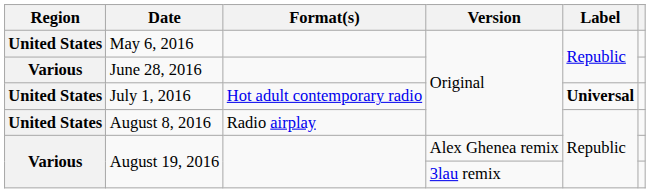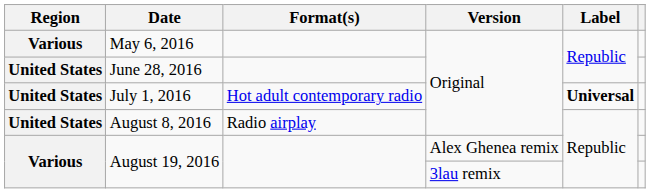(55, 43) United States -> (55, 43) Various
(55, 69) Various -> (55, 69) United States
